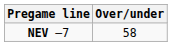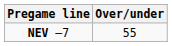(130, 32) 58 -> (130, 32) 55
